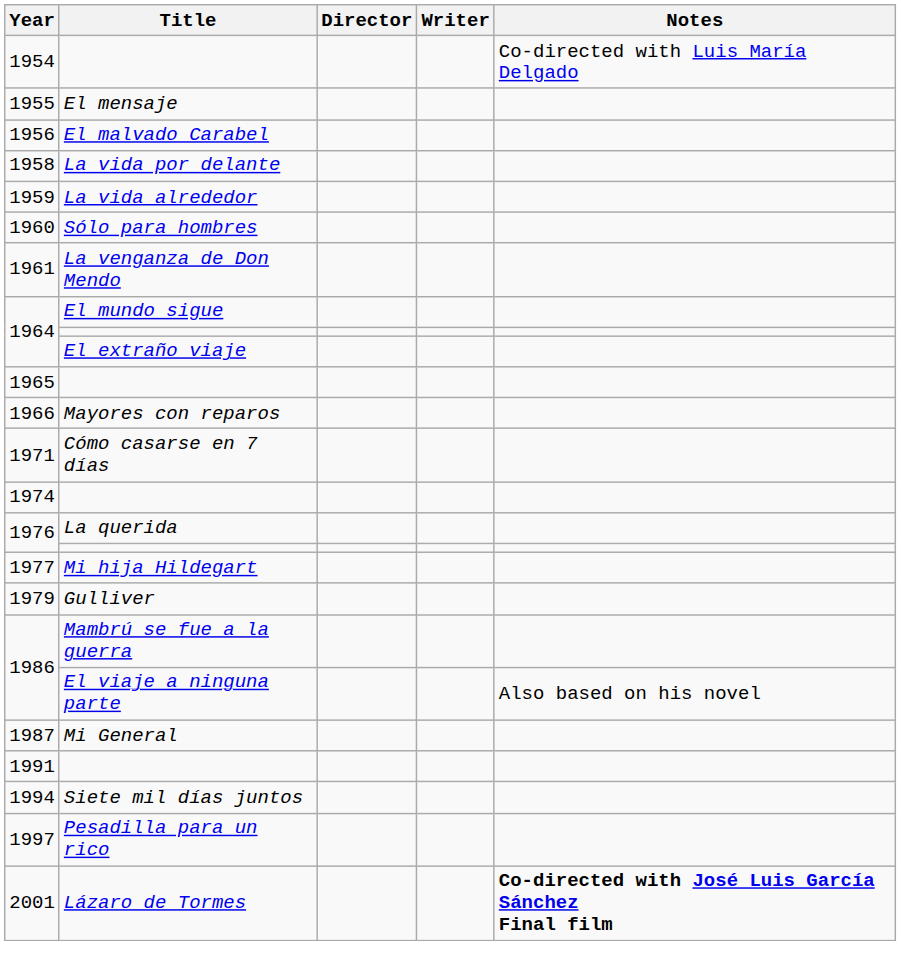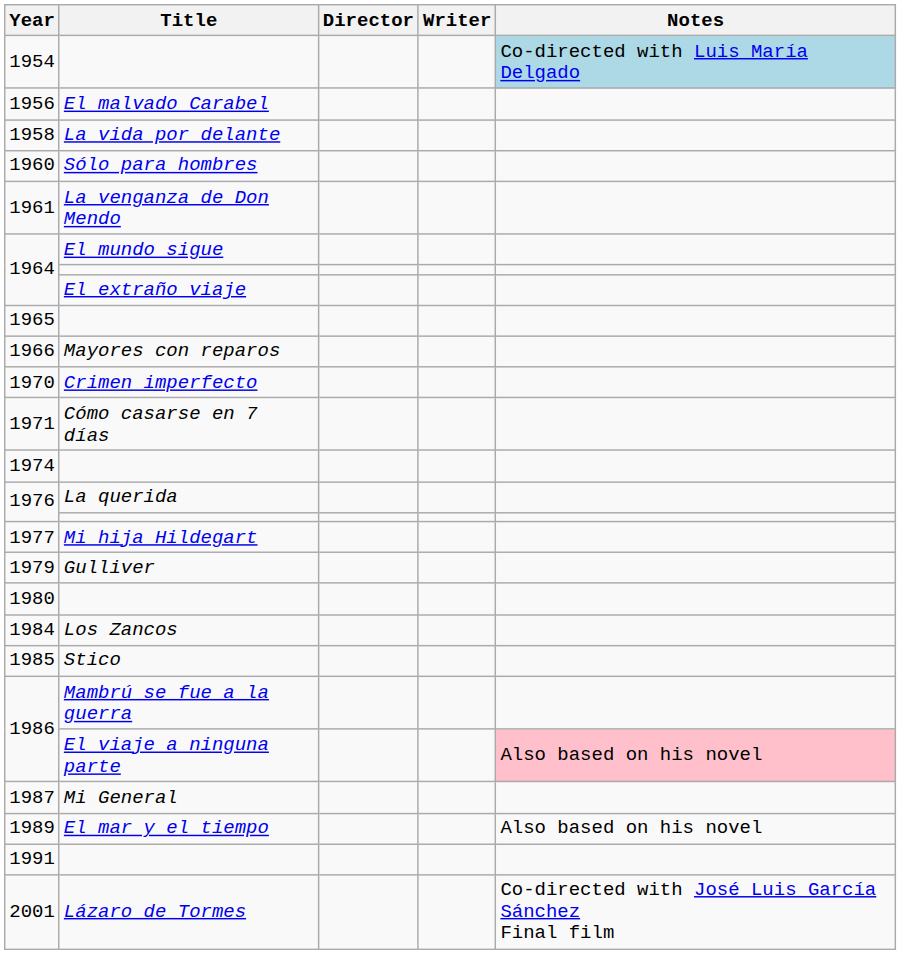(653, 62) no background -> (654, 62) lightblue background
- row: (32, 104)
- row: (32, 197)
+ row: (32, 382)
+ row: (32, 599)
+ row: (32, 630)
+ row: (32, 661)
(630, 694) no background -> (631, 755) pink background
+ row: (32, 828)
- row: (32, 797)
- row: (32, 839)
(687, 903) bold -> (688, 912) normal
